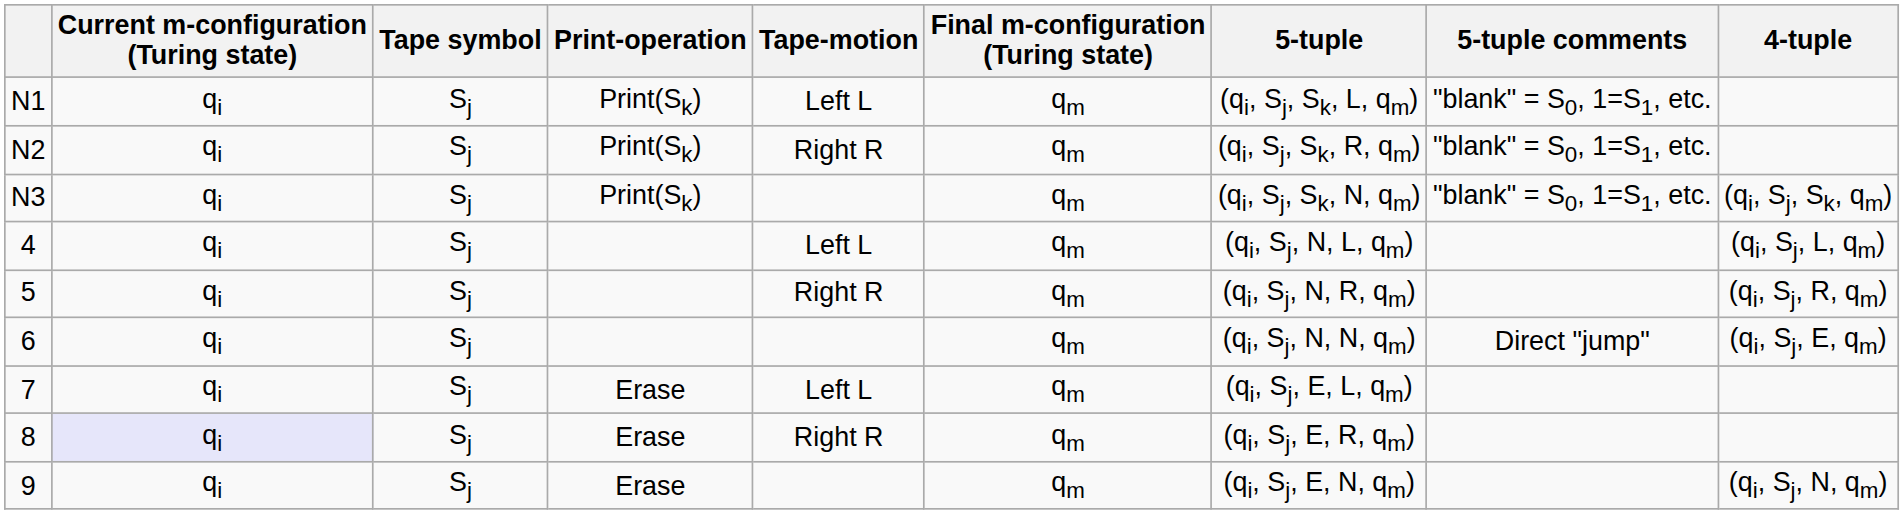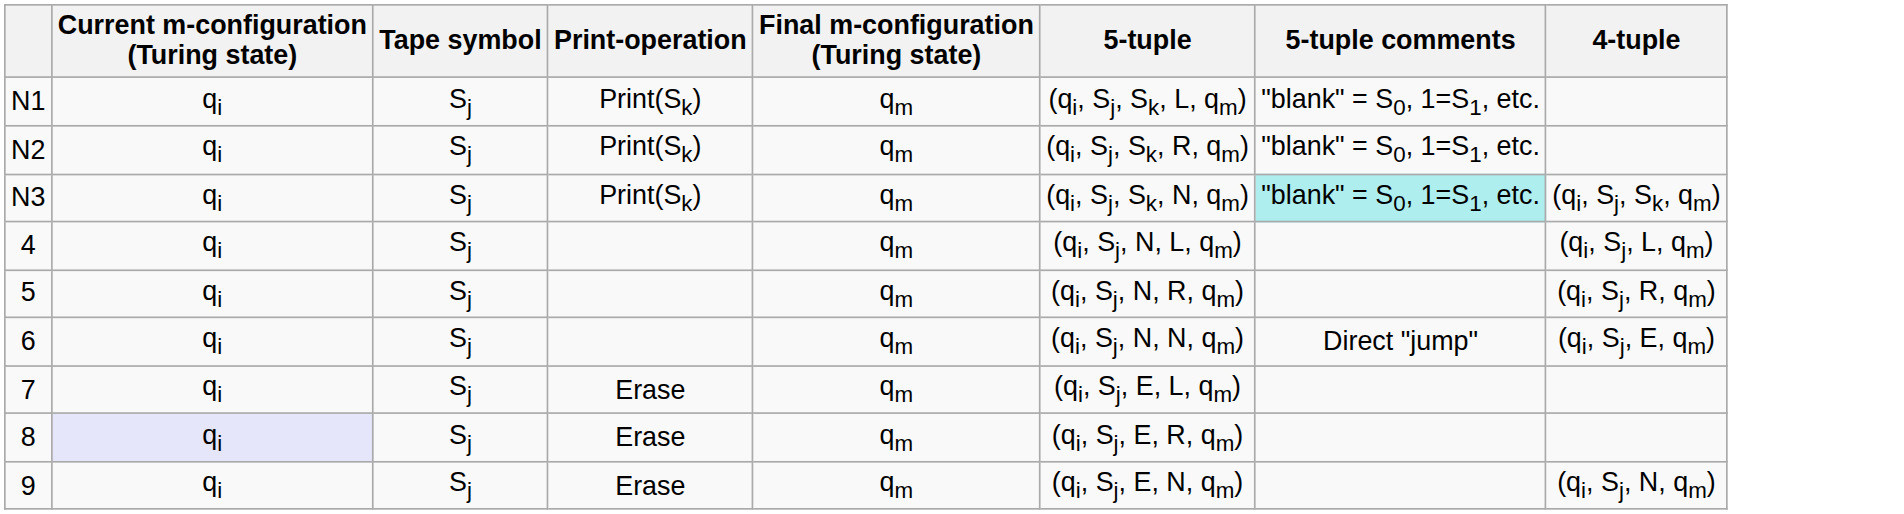- column: (839, 40)
(1572, 198) no background -> (1401, 198) paleturquoise background
